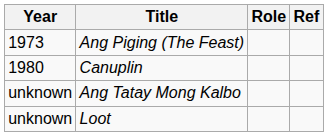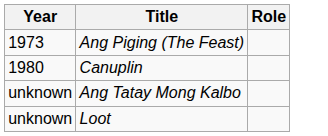- column: (306, 17)
